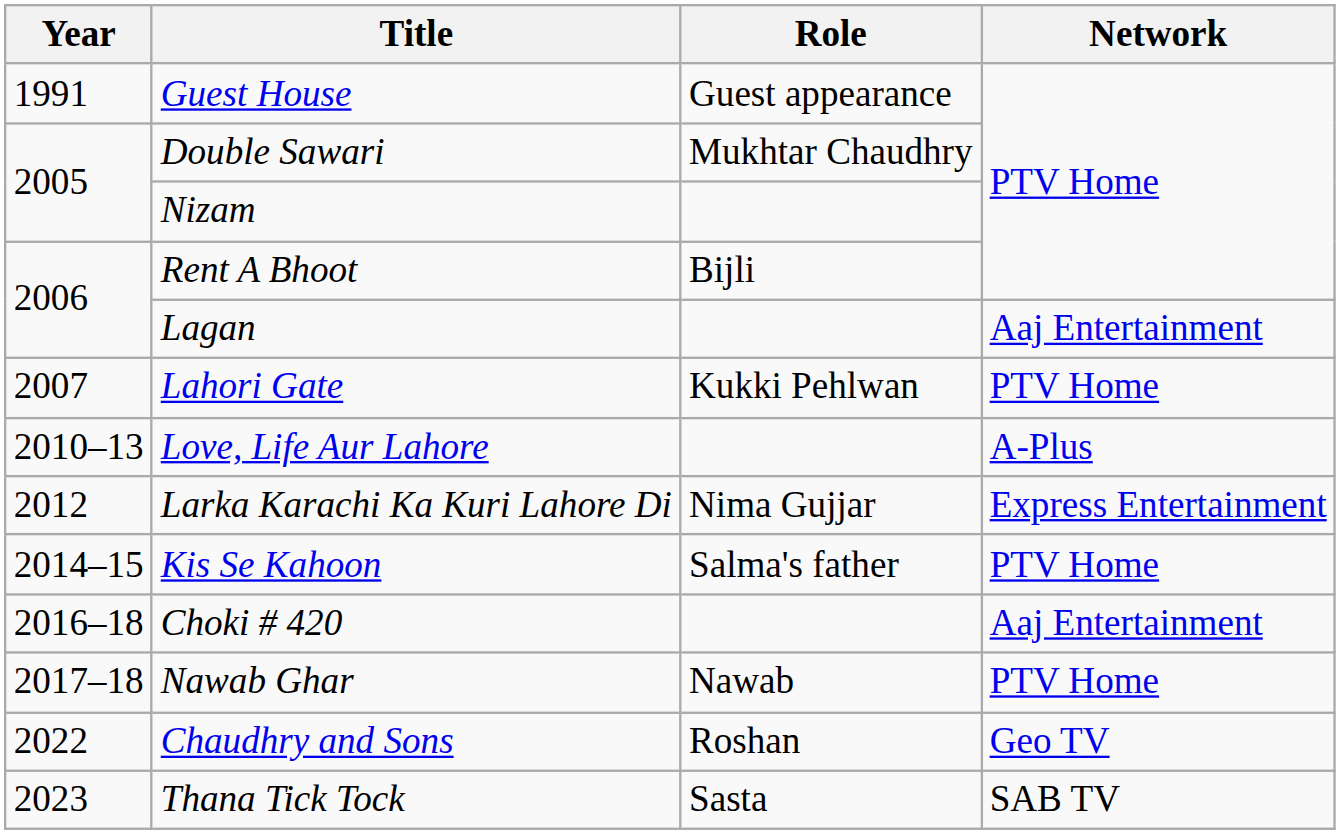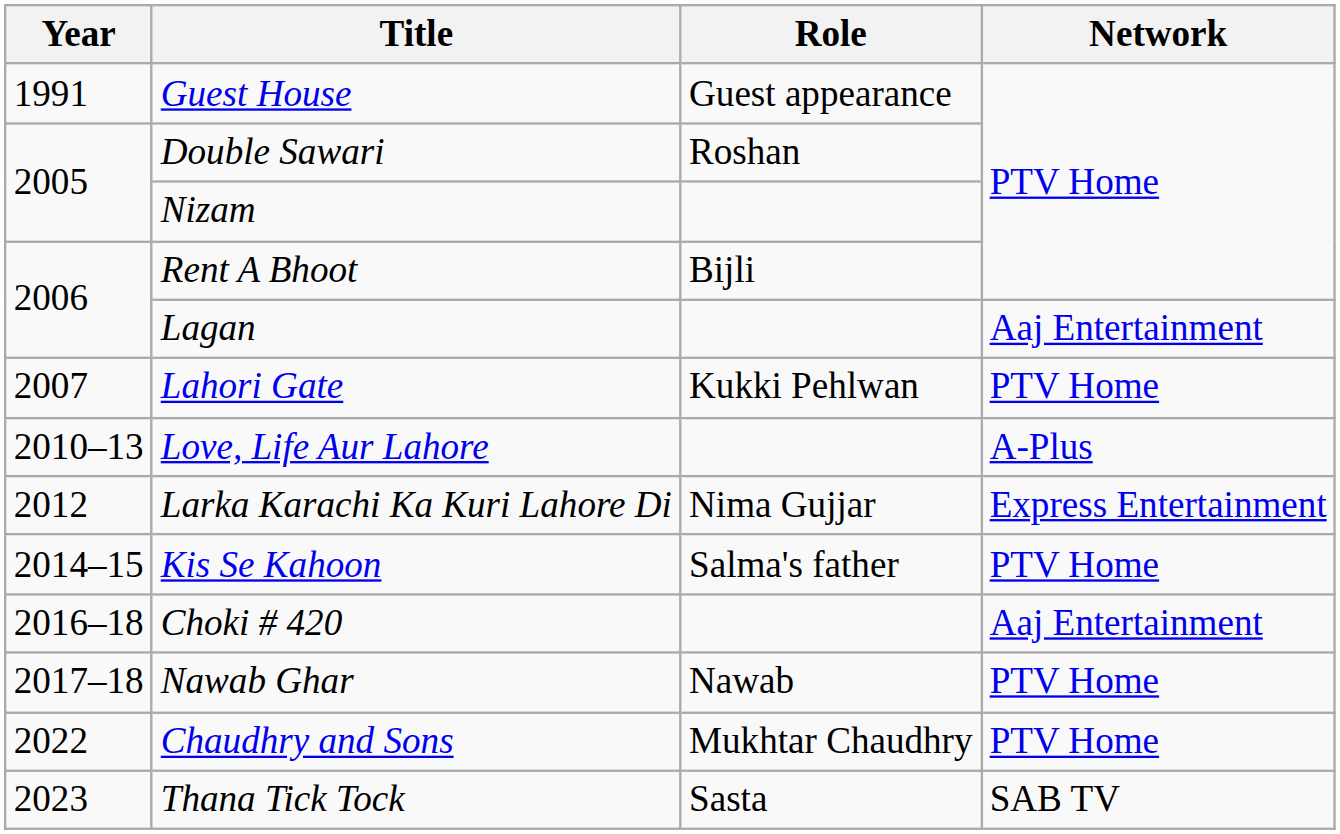(831, 151) Mukhtar Chaudhry -> (745, 151) Roshan
(745, 740) Roshan -> (831, 740) Mukhtar Chaudhry
(1050, 740) Geo TV -> (1074, 740) PTV Home
